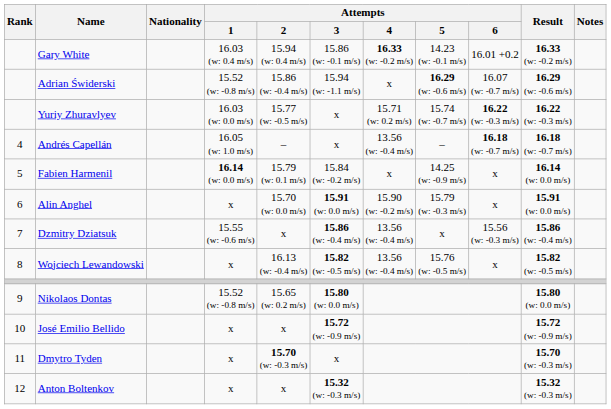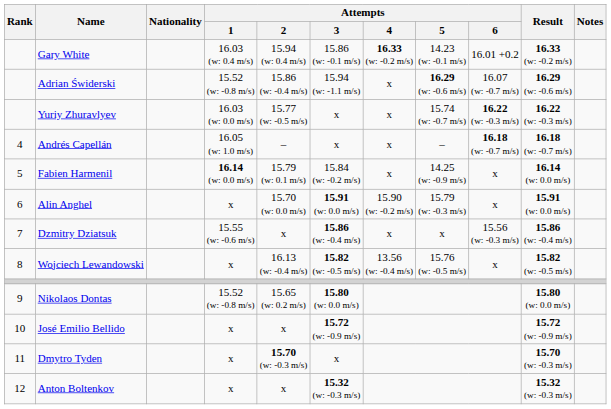(389, 114) 15.71 (w: 0.2 m/s) -> (389, 114) x
(389, 144) 13.56 (w: -0.4 m/s) -> (389, 144) x
(389, 234) 13.56 (w: -0.4 m/s) -> (389, 234) x
